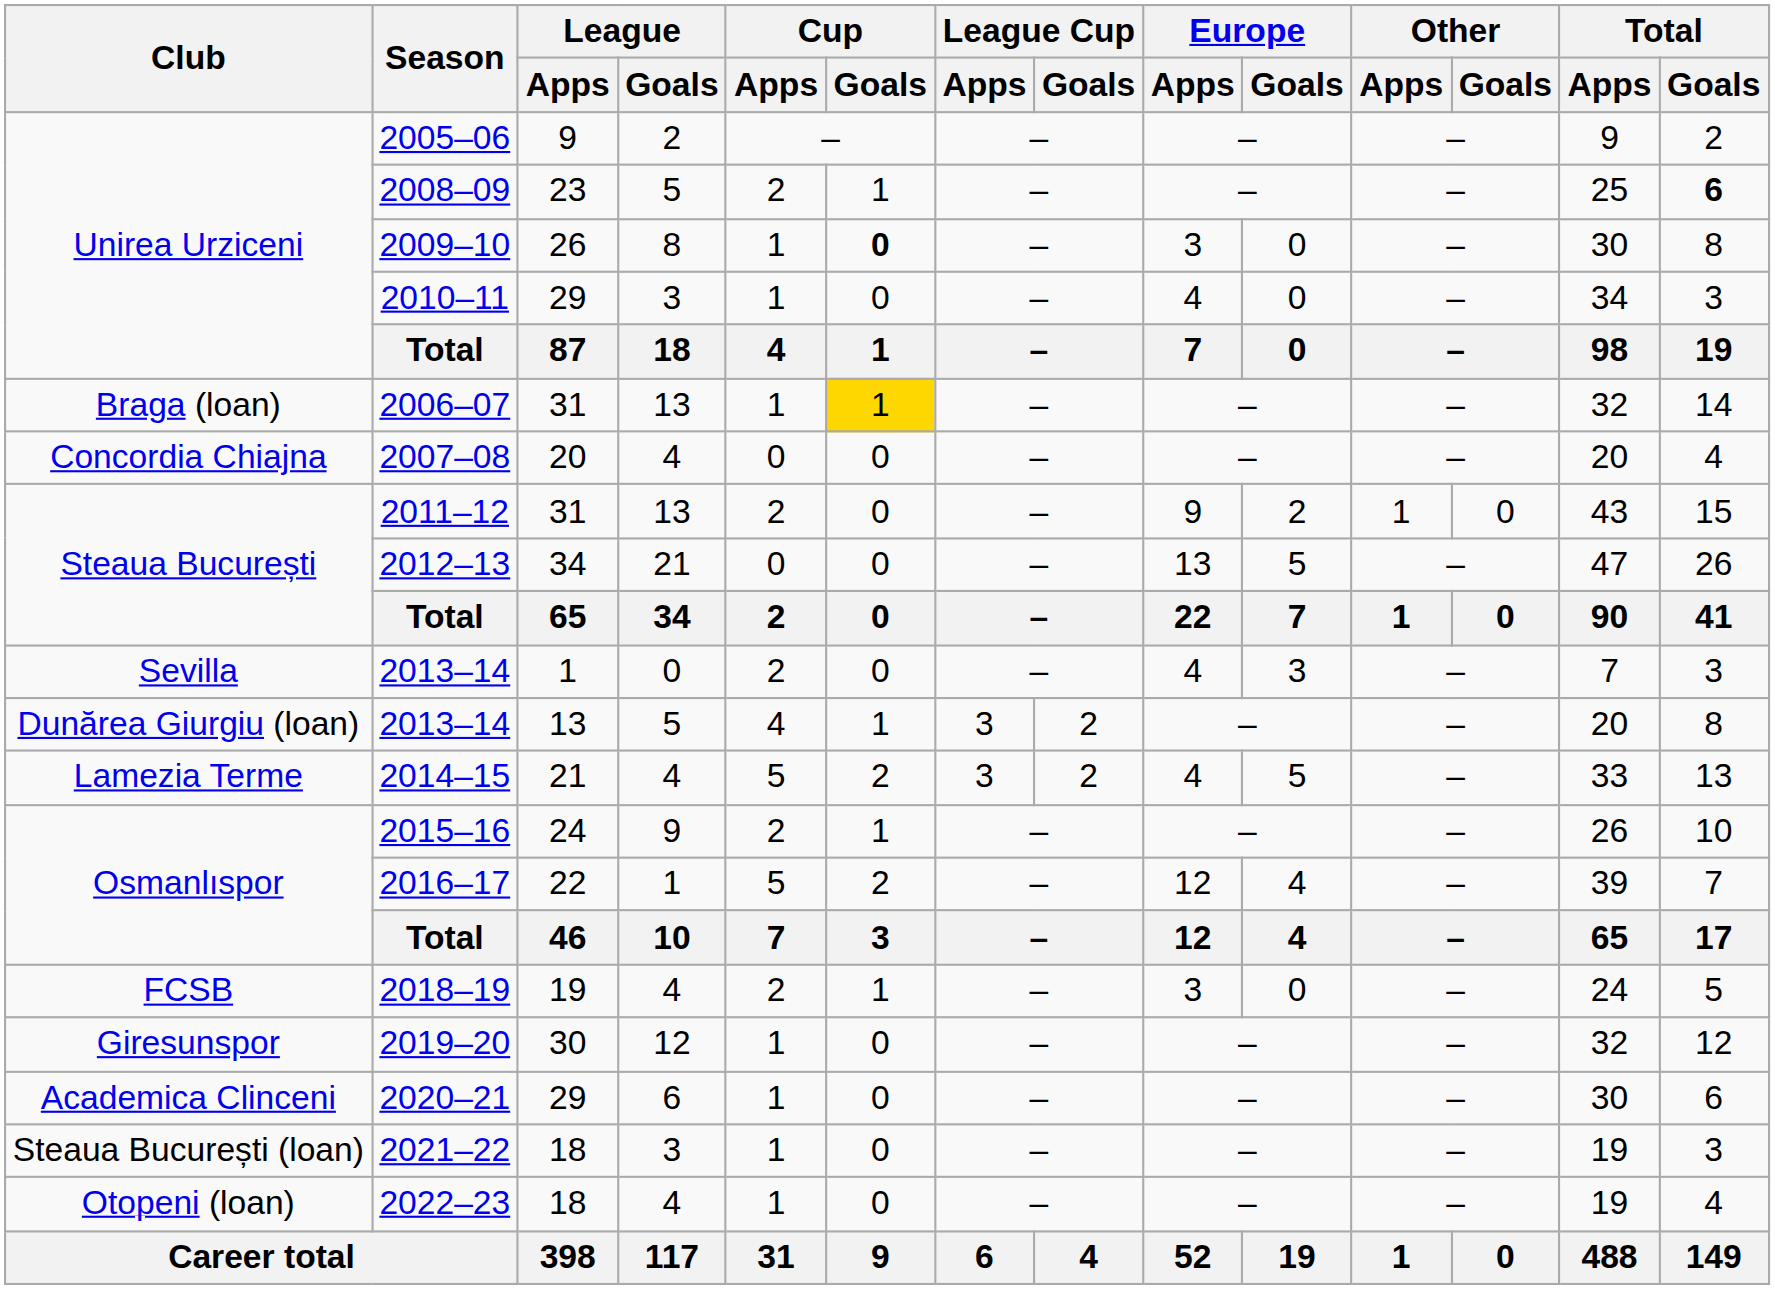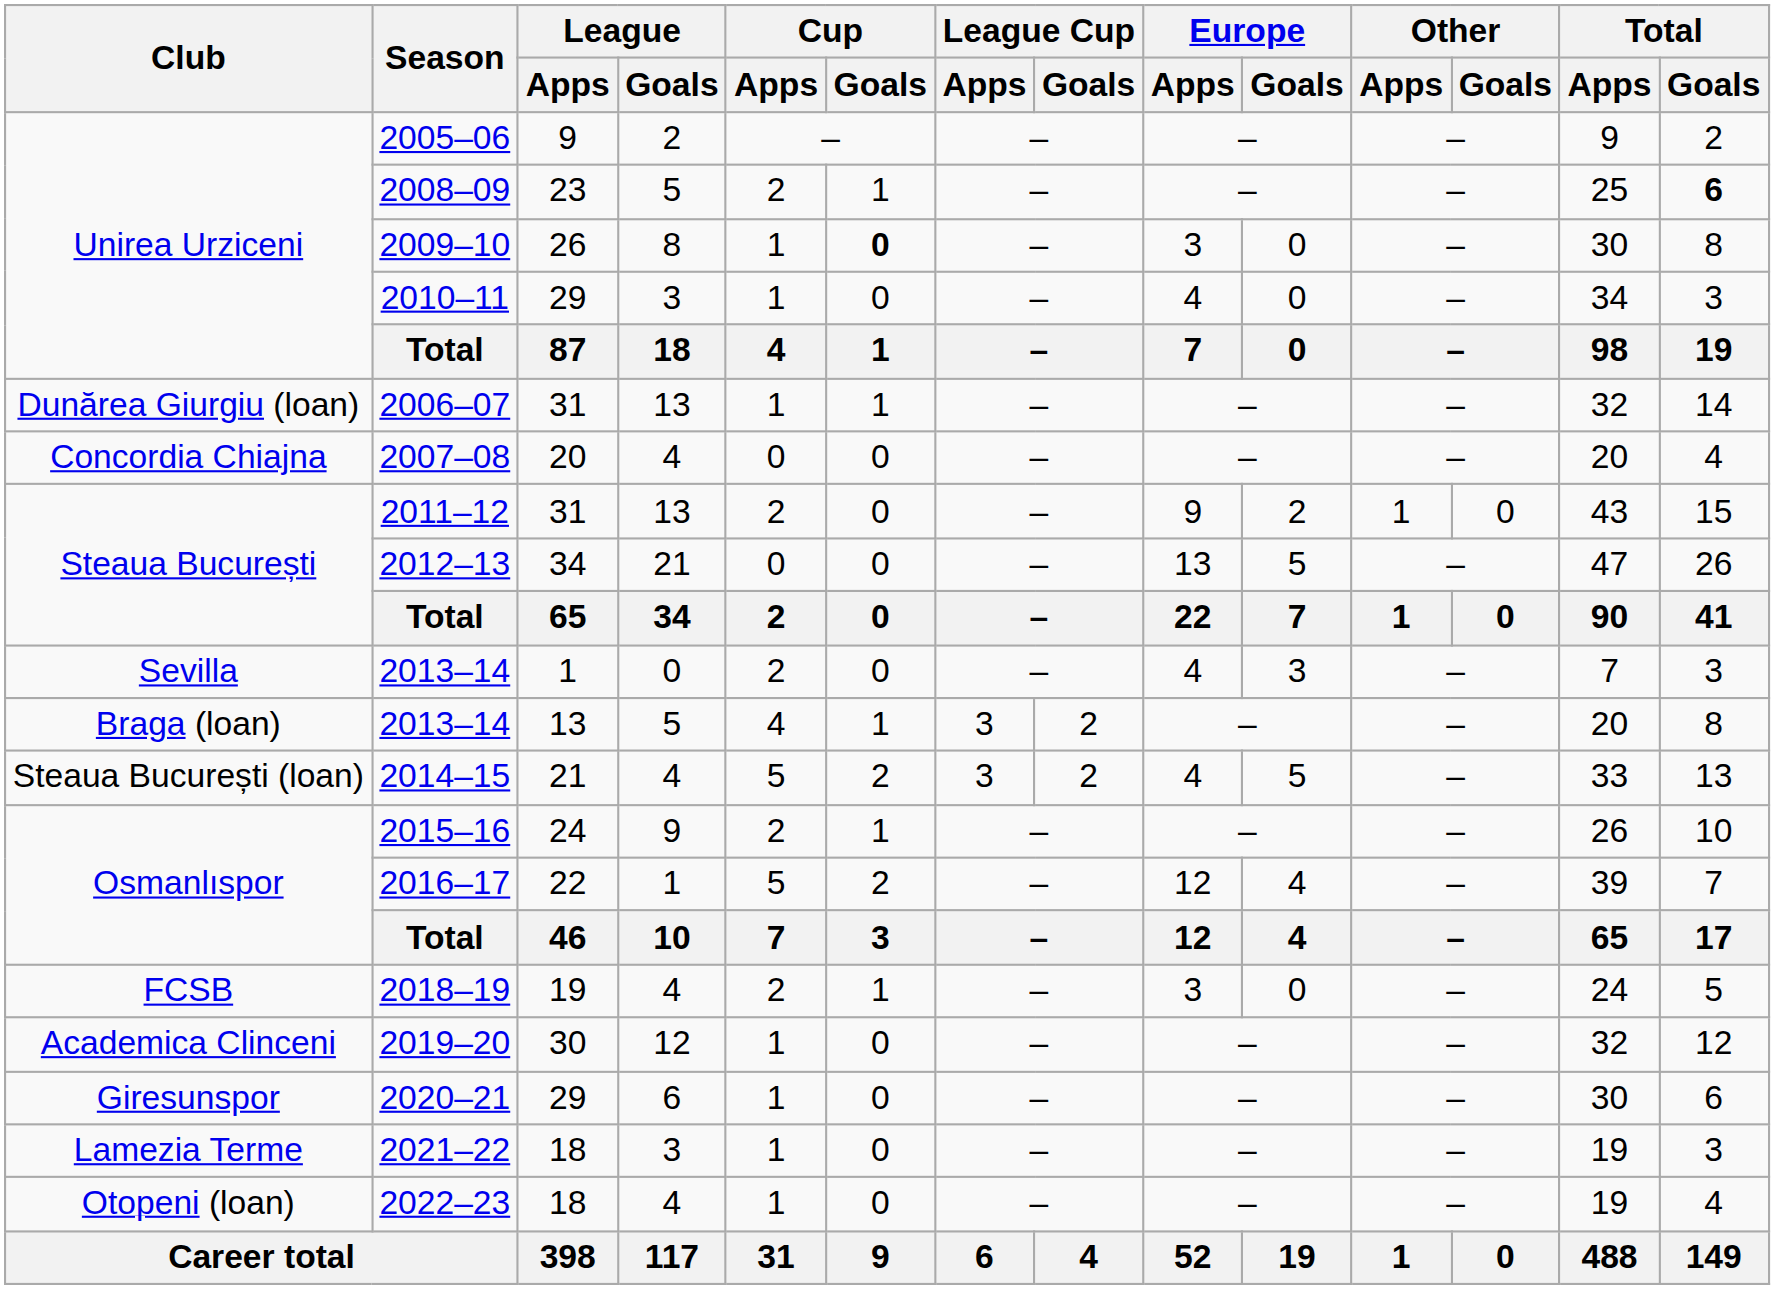(188, 404) Braga (loan) -> (188, 404) Dunărea Giurgiu (loan)
(880, 404) gold background -> (880, 404) no background
(188, 723) Dunărea Giurgiu (loan) -> (188, 723) Braga (loan)
(188, 777) Lamezia Terme -> (188, 777) Steaua București (loan)
(188, 1043) Giresunspor -> (188, 1043) Academica Clinceni
(188, 1096) Academica Clinceni -> (188, 1096) Giresunspor
(188, 1150) Steaua București (loan) -> (188, 1150) Lamezia Terme
